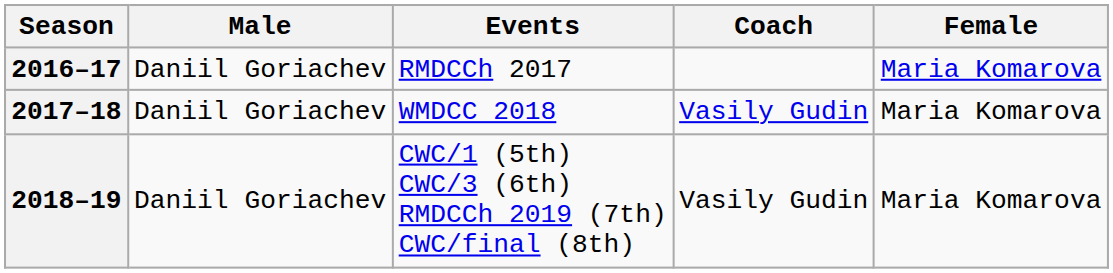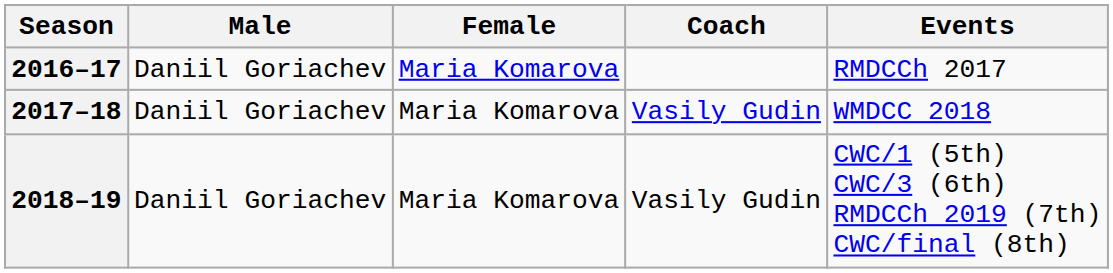columns swapped: (991, 26) <-> (533, 26)
